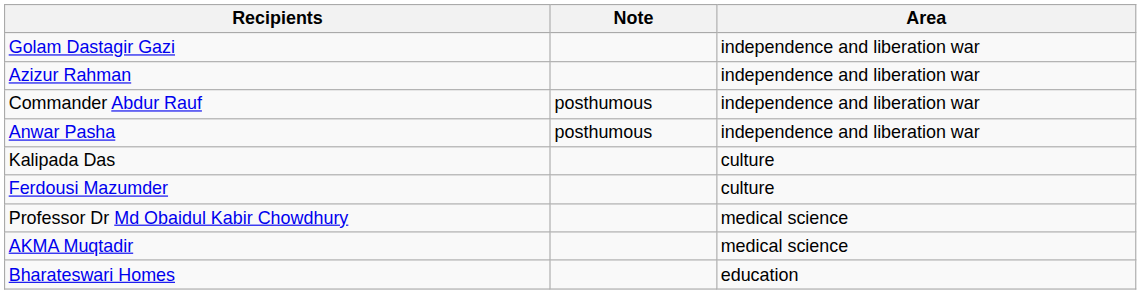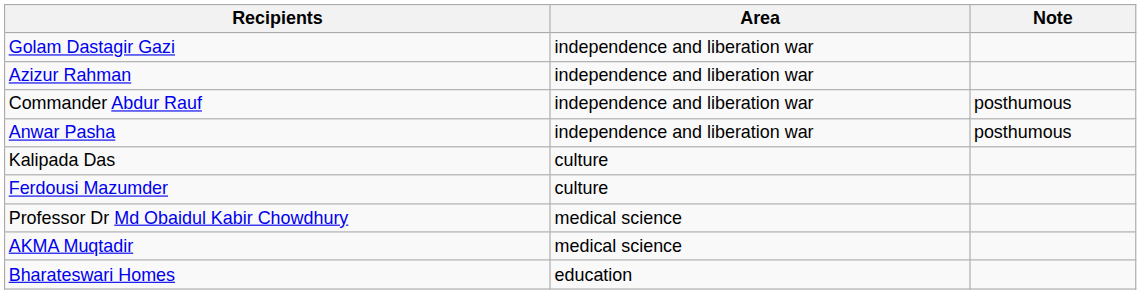columns swapped: (926, 18) <-> (633, 18)
